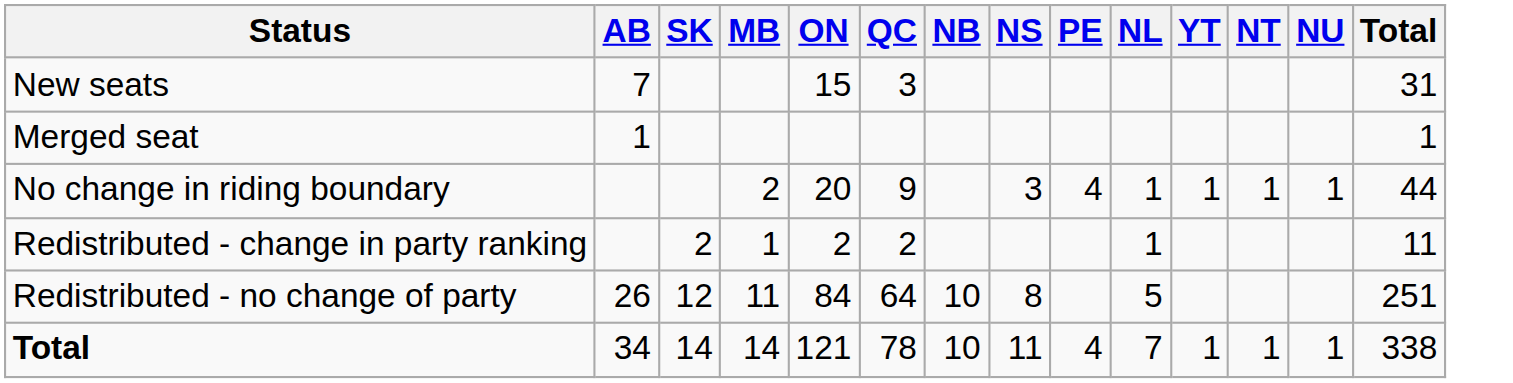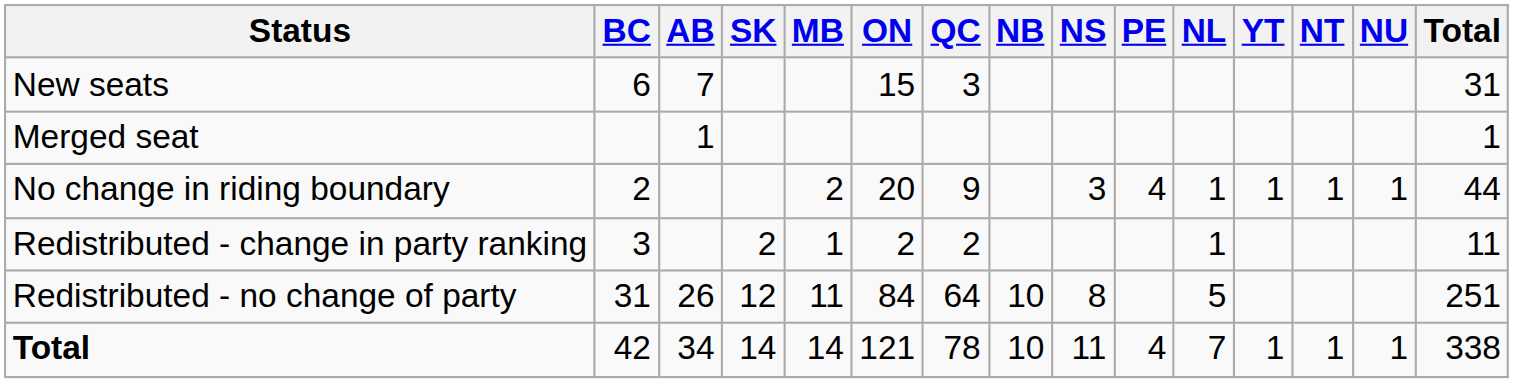+ column: (627, 31)
